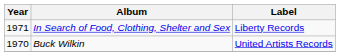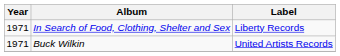(18, 43) 1970 -> (18, 43) 1971
